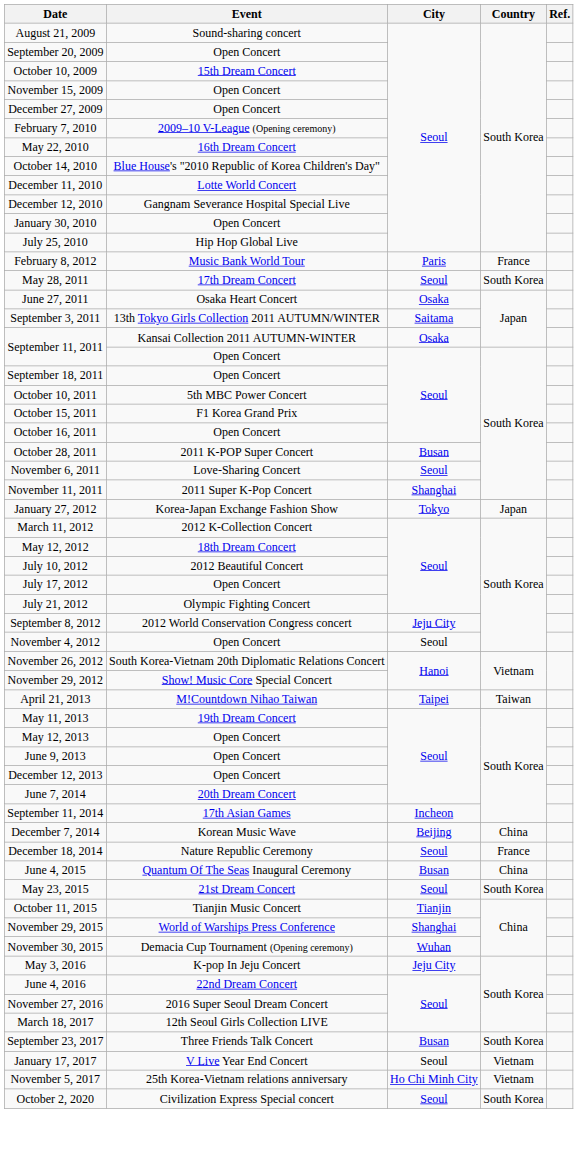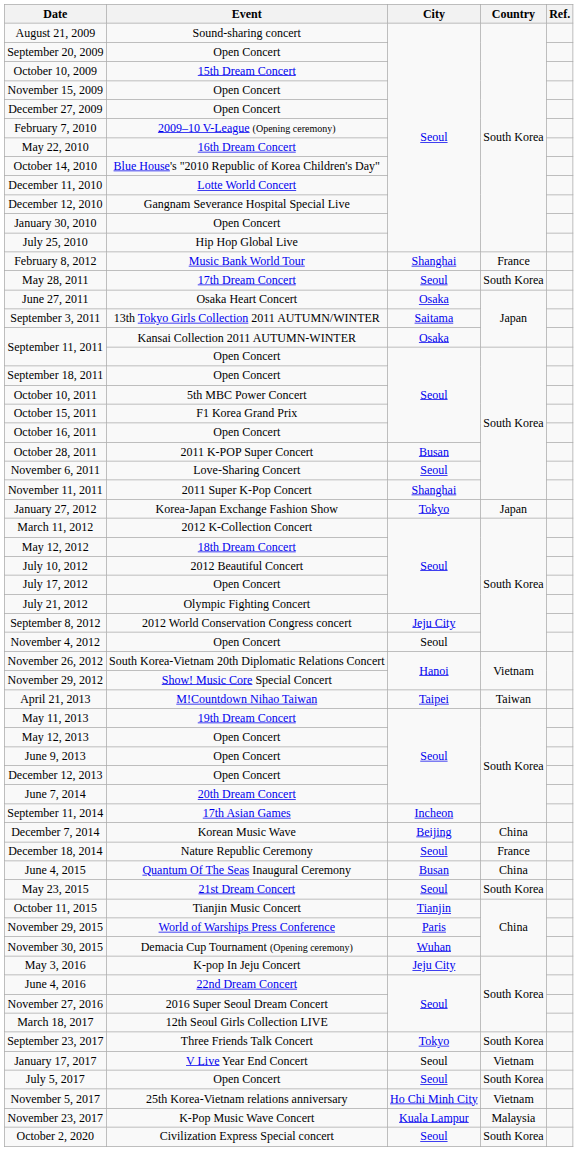(434, 261) Paris -> (434, 261) Shanghai
(434, 927) Shanghai -> (434, 927) Paris
(434, 1041) Busan -> (434, 1041) Tokyo
+ row: (55, 1079)
+ row: (55, 1117)
